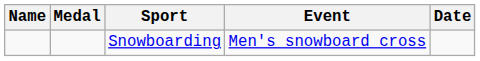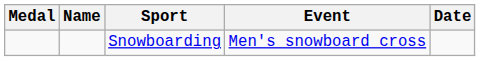columns swapped: (77, 18) <-> (27, 18)
